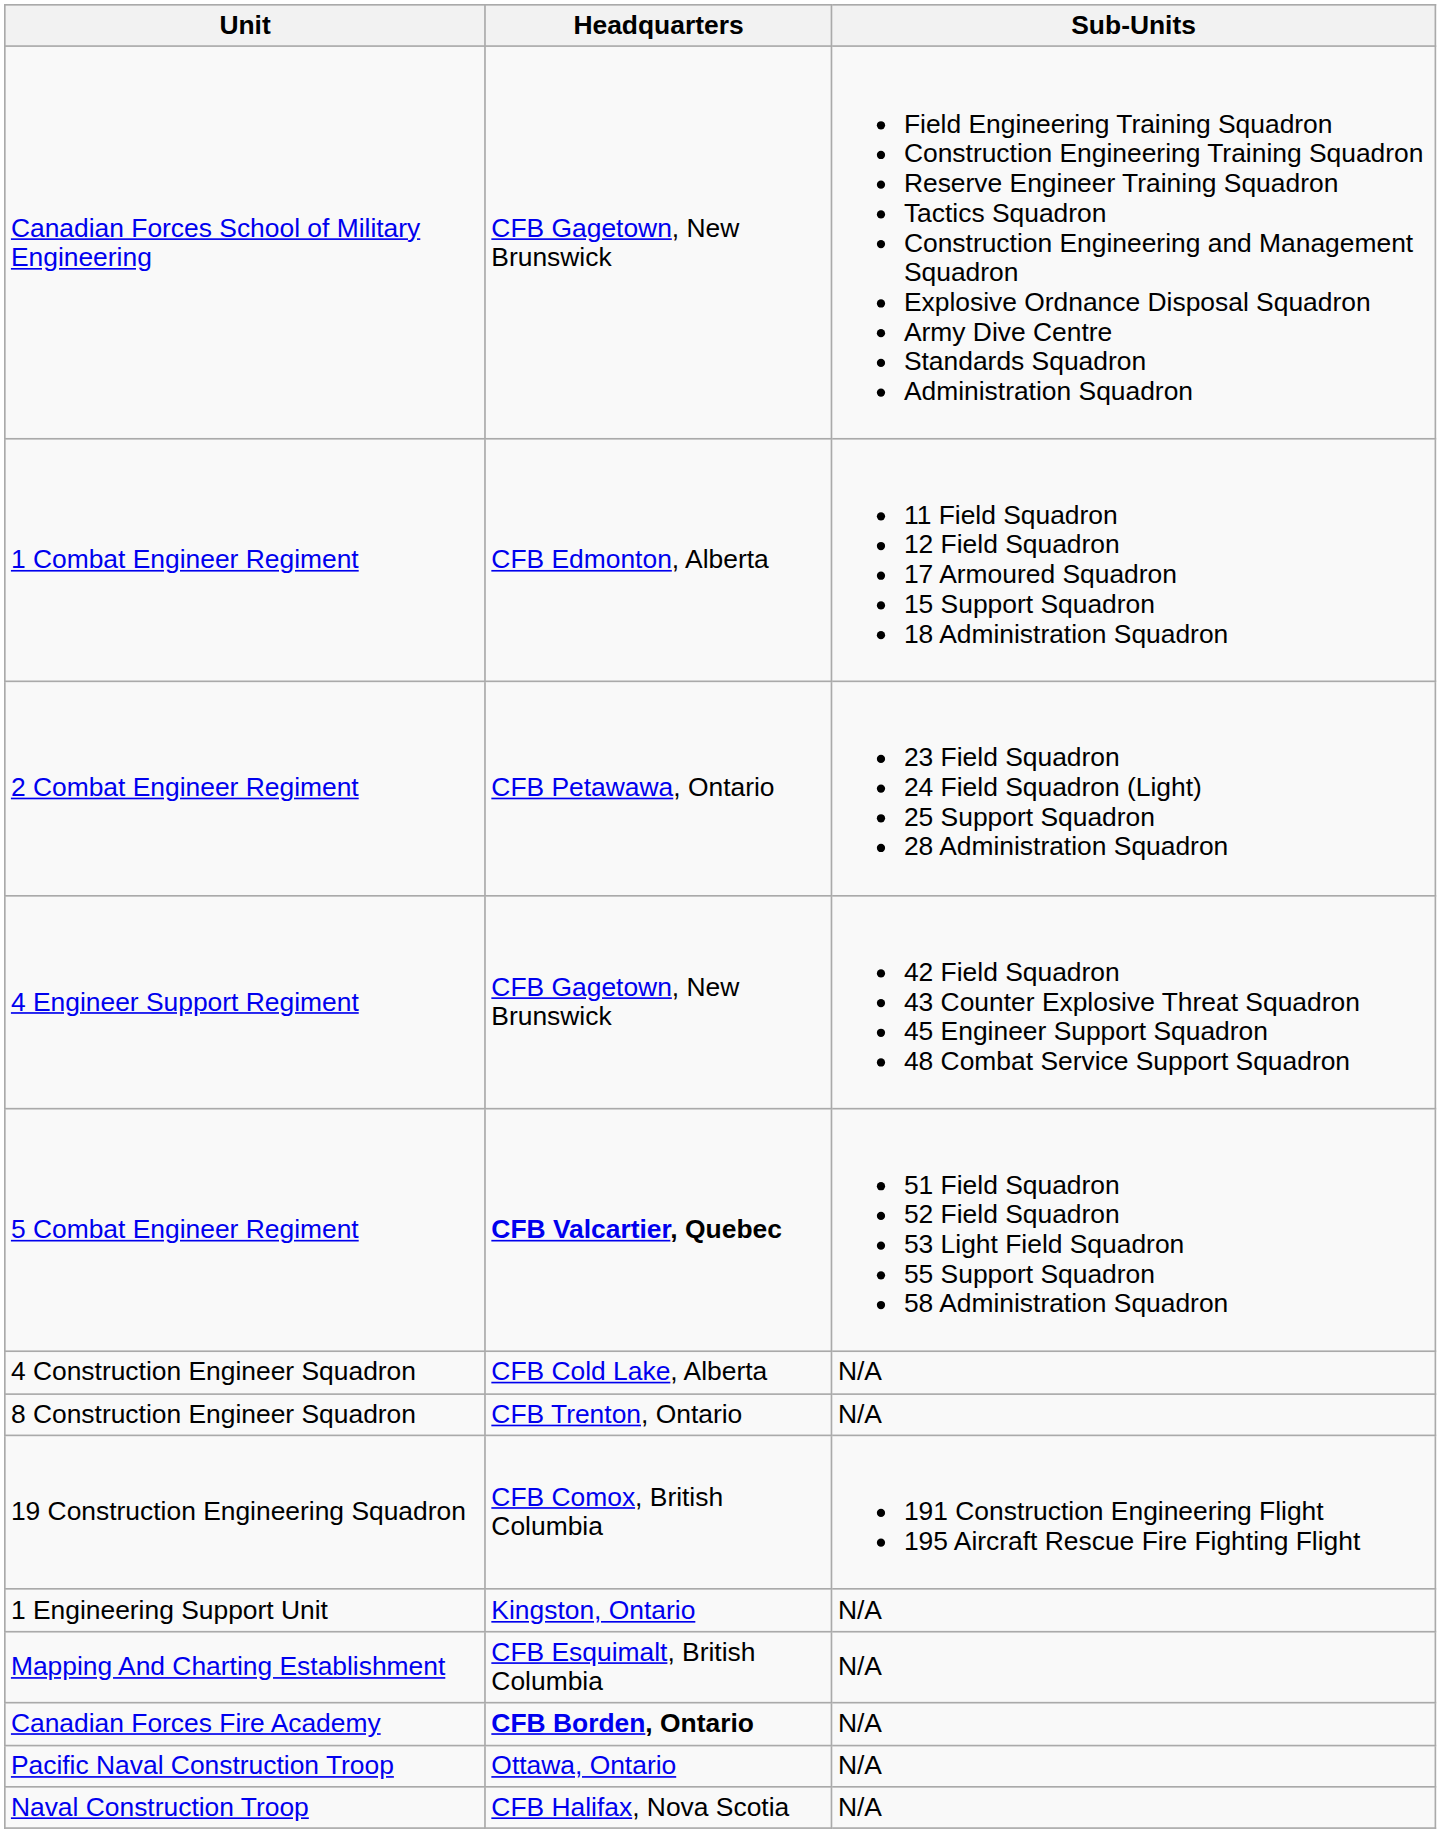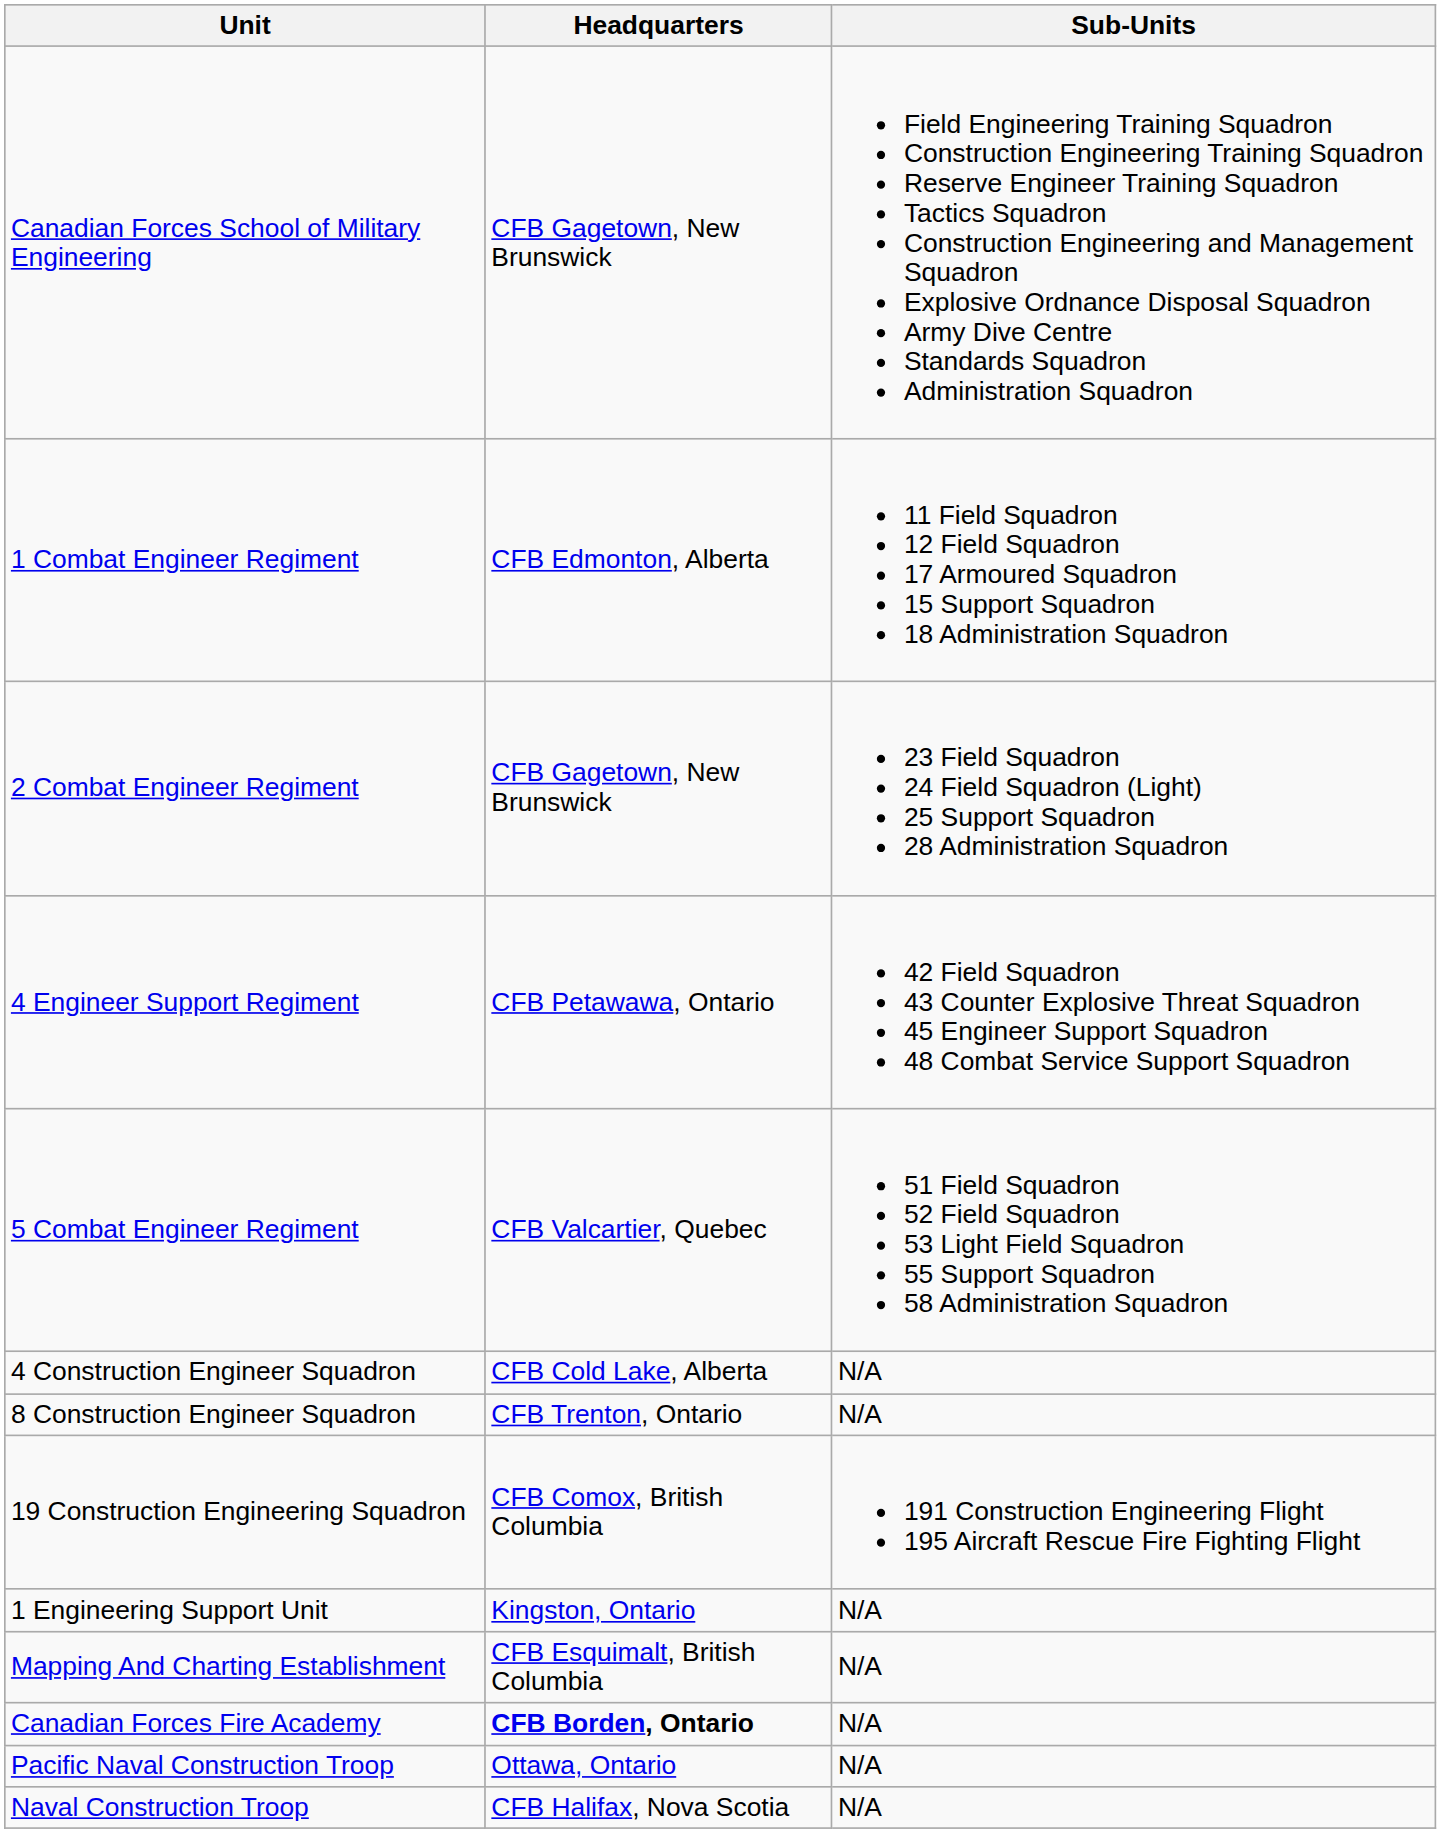(633, 787) CFB Petawawa, Ontario -> (615, 787) CFB Gagetown, New Brunswick
(615, 1001) CFB Gagetown, New Brunswick -> (633, 1001) CFB Petawawa, Ontario
(637, 1229) bold -> (629, 1229) normal
